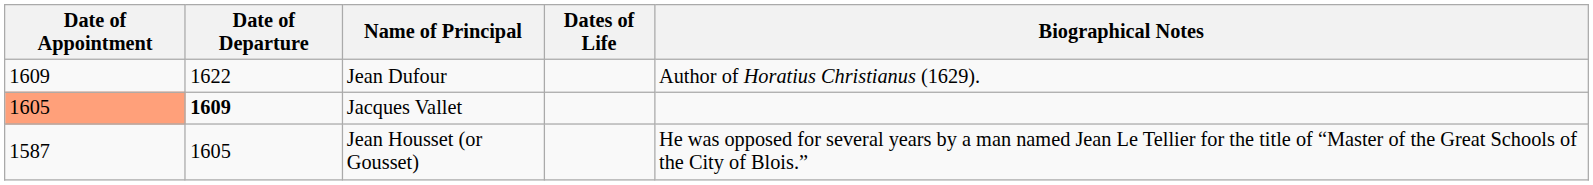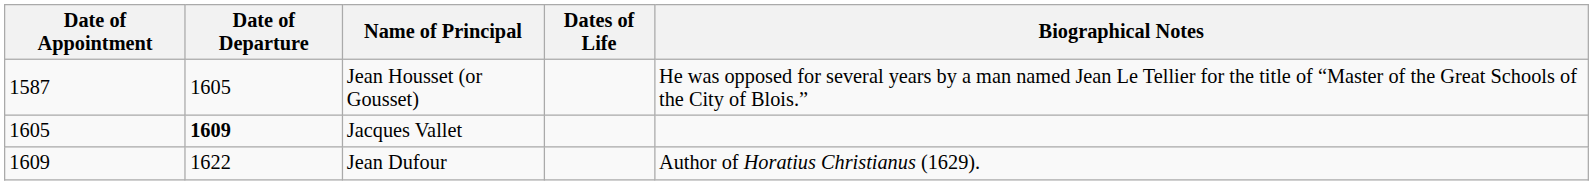rows swapped: (414, 151) <-> (397, 75)
(30, 107) lightsalmon background -> (30, 130) no background
